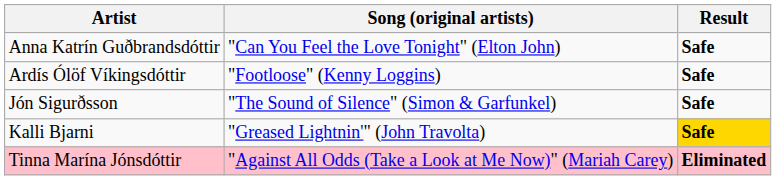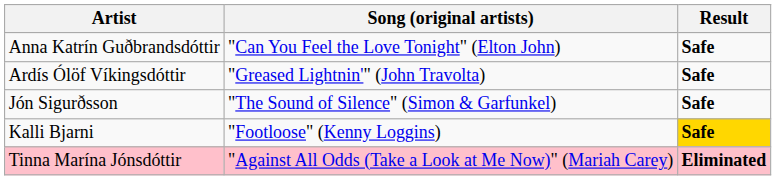(334, 75) "Footloose" (Kenny Loggins) -> (357, 75) "Greased Lightnin'" (John Travolta)
(357, 132) "Greased Lightnin'" (John Travolta) -> (334, 132) "Footloose" (Kenny Loggins)
